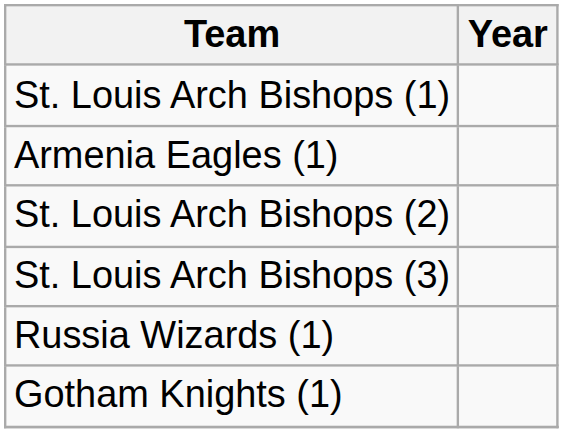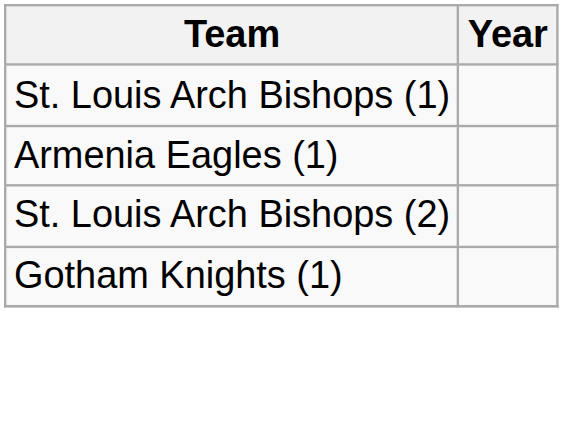- row: (232, 275)
- row: (174, 335)
